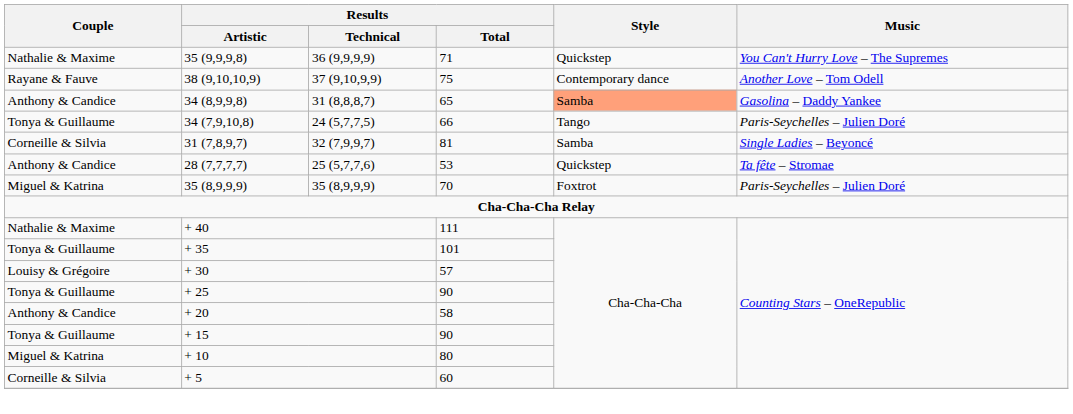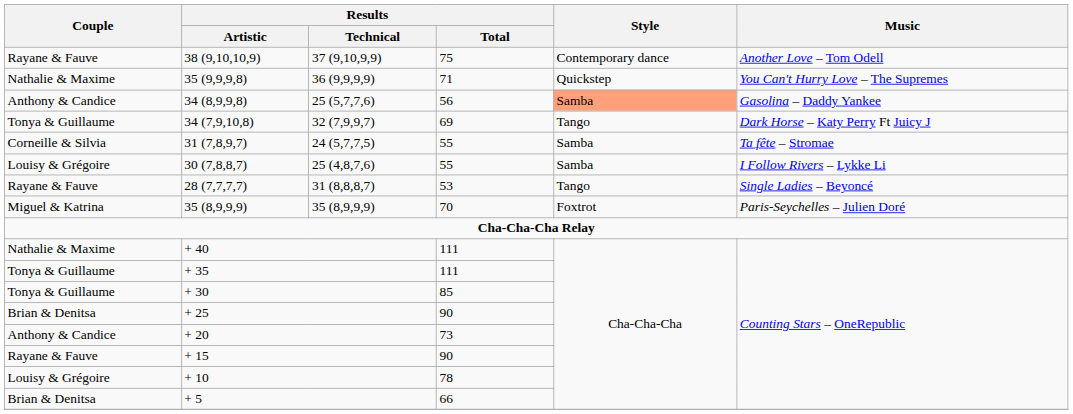rows swapped: (222, 79) <-> (216, 57)
(343, 100) 31 (8,8,8,7) -> (343, 100) 25 (5,7,7,6)
(446, 100) 65 -> (446, 100) 56
(343, 121) 24 (5,7,7,5) -> (343, 121) 32 (7,9,9,7)
(446, 121) 66 -> (446, 121) 69
(822, 121) Paris-Seychelles – Julien Doré -> (835, 121) Dark Horse – Katy Perry Ft Juicy J
(343, 143) 32 (7,9,9,7) -> (343, 143) 24 (5,7,7,5)
(446, 143) 81 -> (446, 143) 55
(806, 143) Single Ladies – Beyoncé -> (787, 143) Ta fête – Stromae
+ row: (216, 164)
(62, 164) Anthony & Candice -> (53, 185) Rayane & Fauve
(343, 164) 25 (5,7,7,6) -> (343, 185) 31 (8,8,8,7)
(584, 164) Quickstep -> (573, 185) Tango
(787, 164) Ta fête – Stromae -> (806, 185) Single Ladies – Beyoncé
(450, 249) 101 -> (449, 270) 111
(59, 270) Louisy & Grégoire -> (61, 292) Tonya & Guillaume
(446, 270) 57 -> (446, 292) 85
(61, 292) Tonya & Guillaume -> (52, 313) Brian & Denitsa
(446, 313) 58 -> (446, 334) 73
(61, 334) Tonya & Guillaume -> (53, 356) Rayane & Fauve
(56, 356) Miguel & Katrina -> (59, 377) Louisy & Grégoire
(446, 356) 80 -> (446, 377) 78
(57, 377) Corneille & Silvia -> (52, 398) Brian & Denitsa
(446, 377) 60 -> (446, 398) 66
